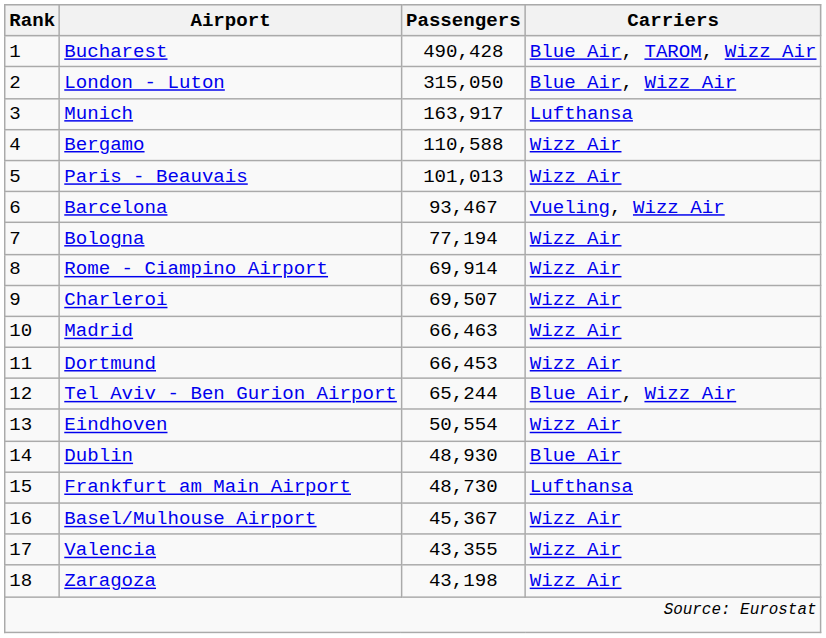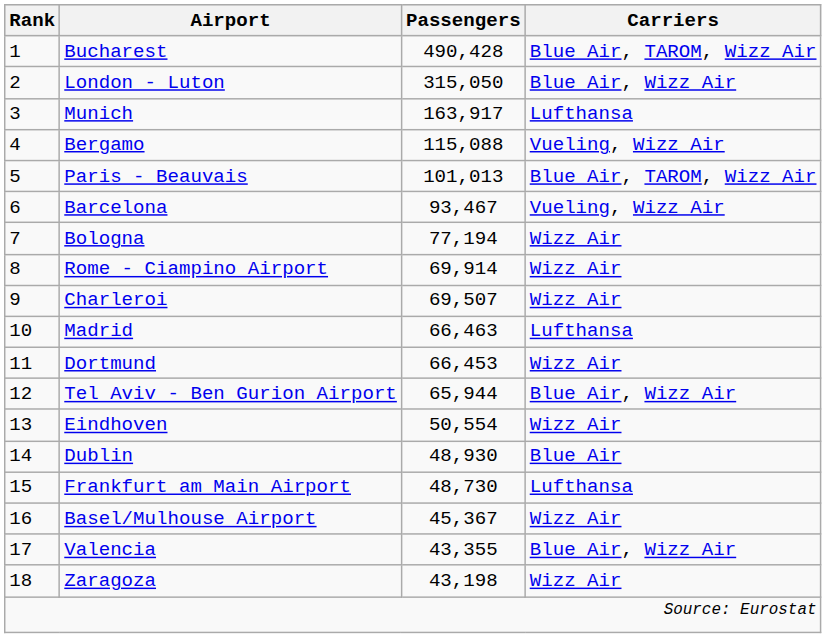(463, 145) 110,588 -> (463, 145) 115,088
(576, 145) Wizz Air -> (627, 145) Vueling, Wizz Air
(576, 176) Wizz Air -> (673, 176) Blue Air, TAROM, Wizz Air
(576, 332) Wizz Air -> (581, 332) Lufthansa
(463, 394) 65,244 -> (463, 394) 65,944
(576, 550) Wizz Air -> (633, 550) Blue Air, Wizz Air
